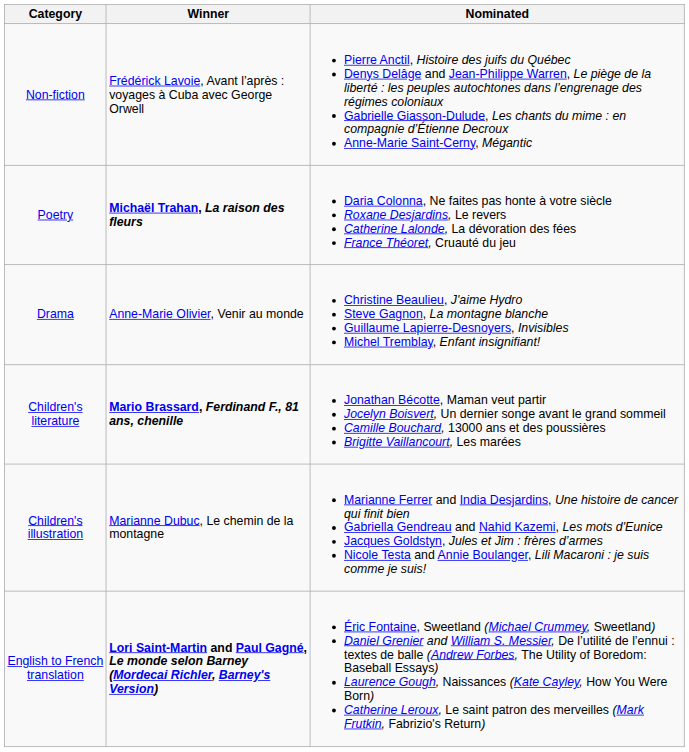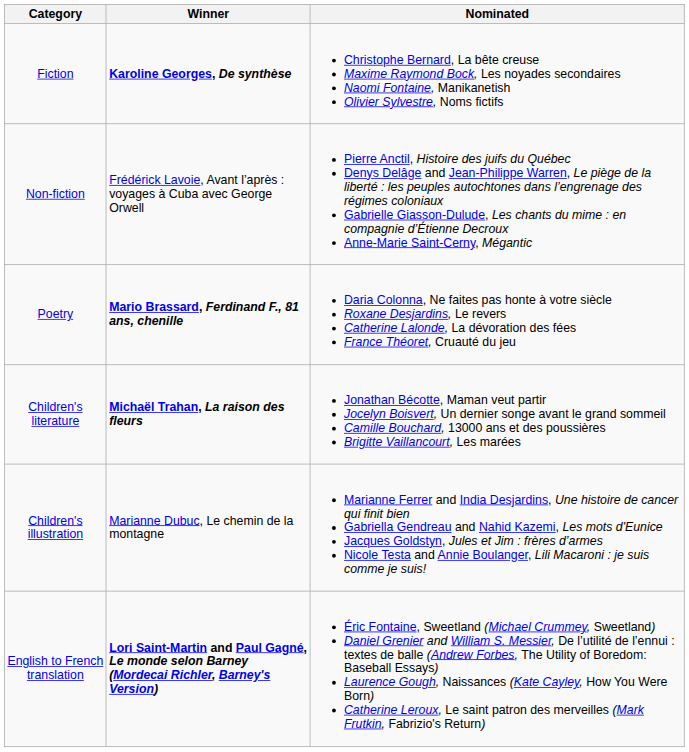+ row: (55, 73)
(197, 215) Michaël Trahan, La raison des fleurs -> (204, 314) Mario Brassard, Ferdinand F., 81 ans, chenille
- row: (55, 314)
(204, 414) Mario Brassard, Ferdinand F., 81 ans, chenille -> (197, 414) Michaël Trahan, La raison des fleurs
